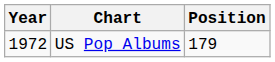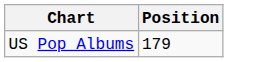- column: (28, 18)
